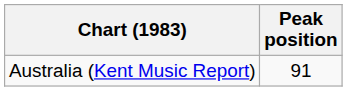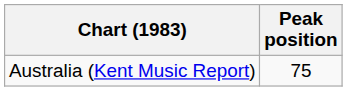(301, 70) 91 -> (301, 70) 75
